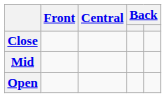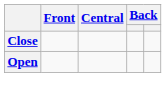- row: (23, 61)
